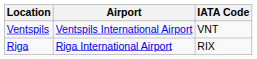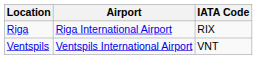rows swapped: (18, 46) <-> (28, 29)
